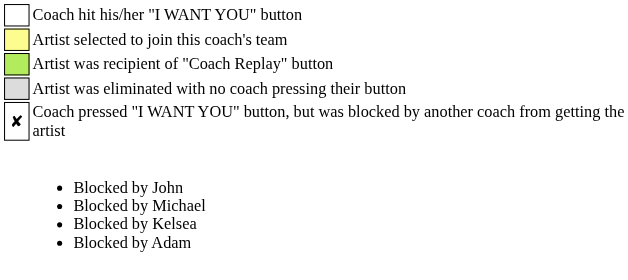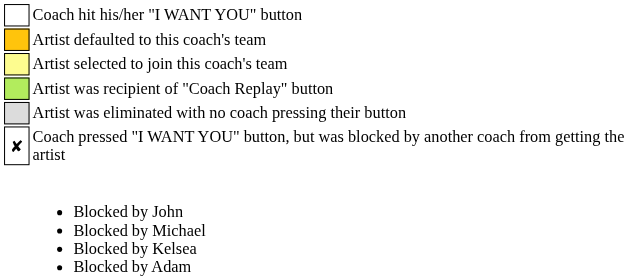+ row: (149, 39)
